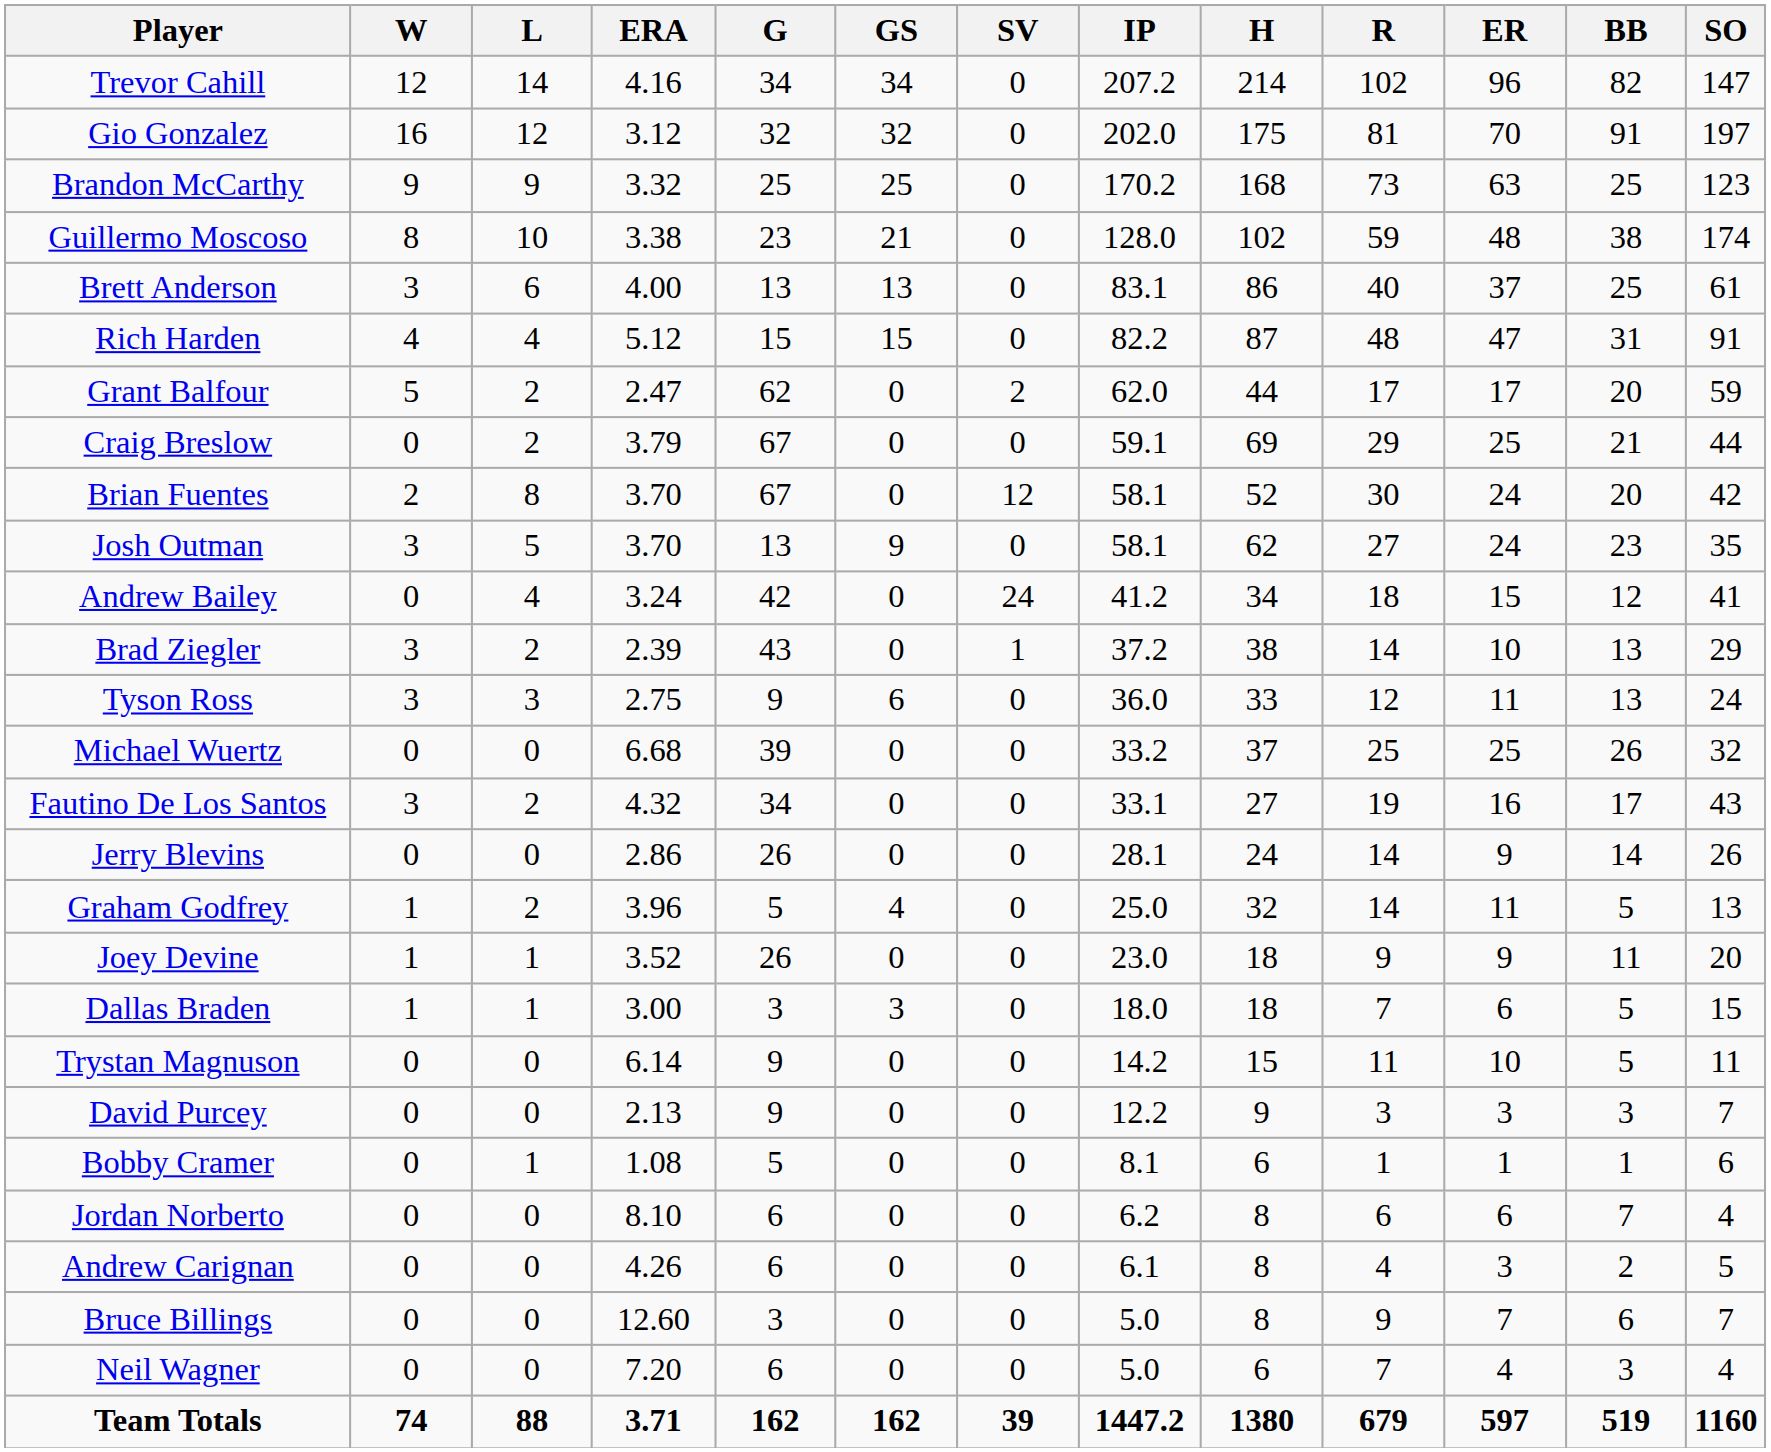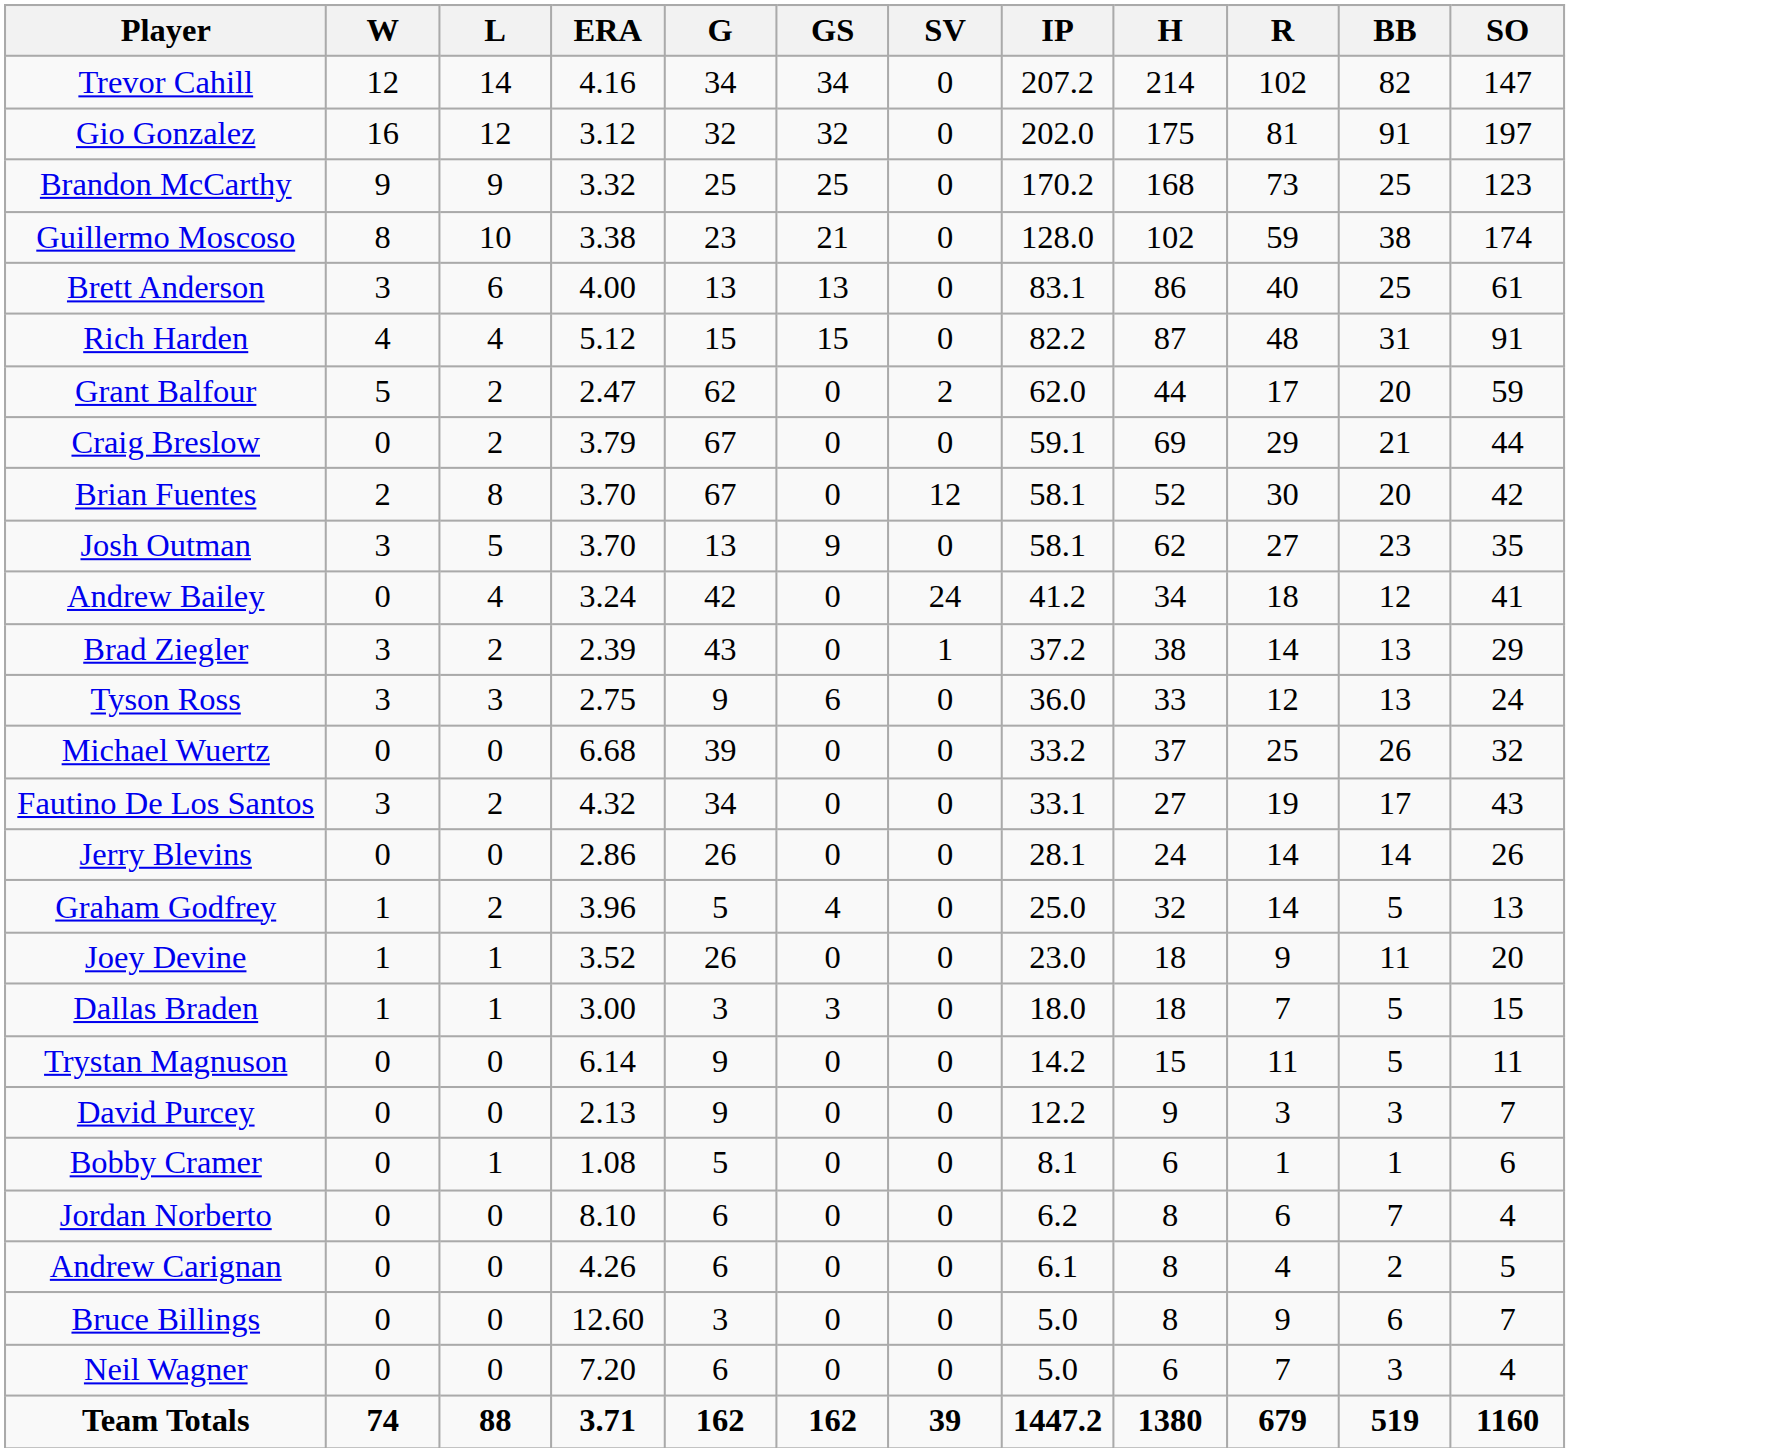- column: (1505, 30)
